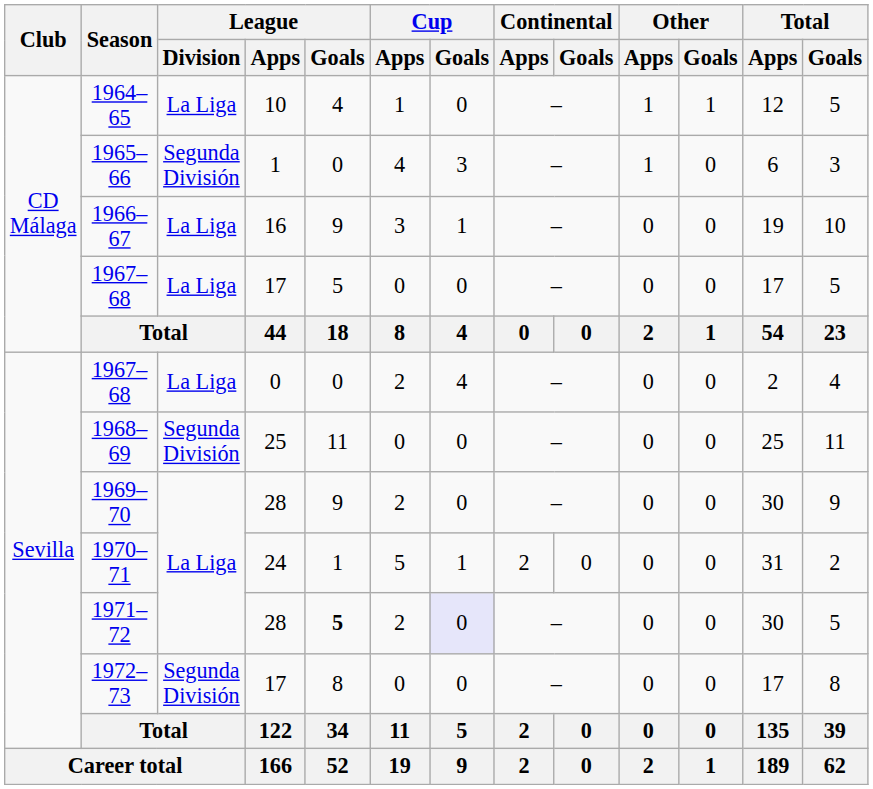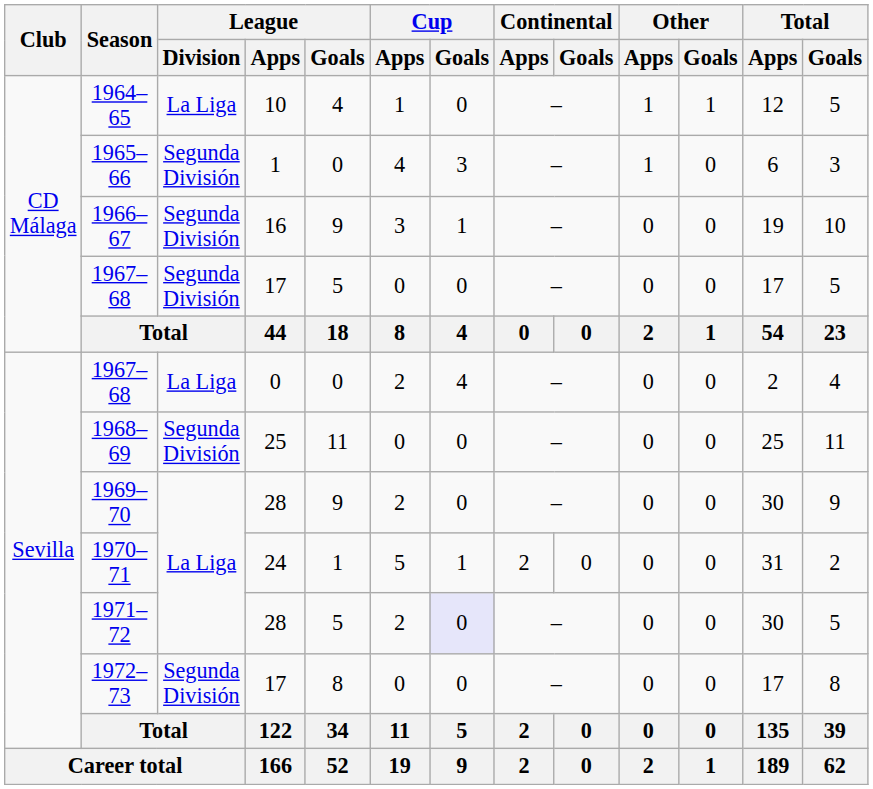(201, 225) La Liga -> (201, 225) Segunda División
(201, 286) La Liga -> (201, 286) Segunda División
(338, 622) bold -> (338, 622) normal
